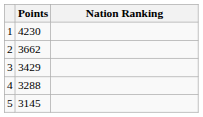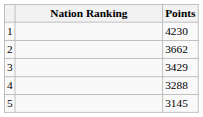columns swapped: (124, 13) <-> (33, 13)
